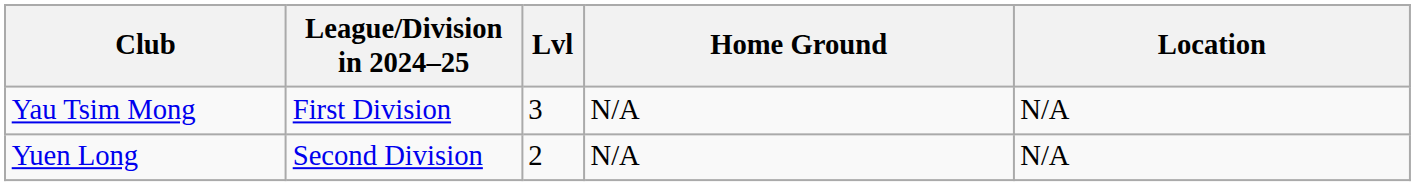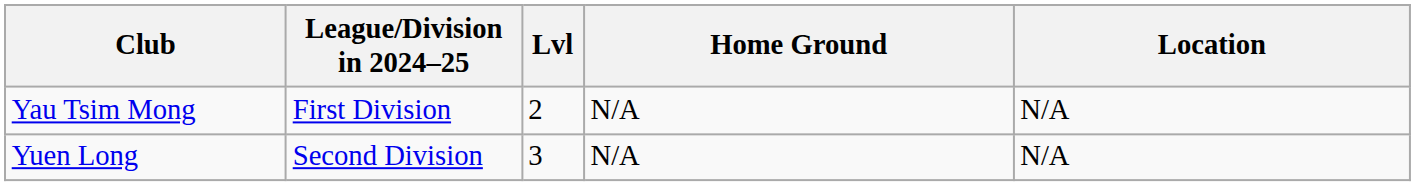(535, 109) 3 -> (535, 109) 2
(535, 156) 2 -> (535, 156) 3
